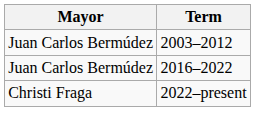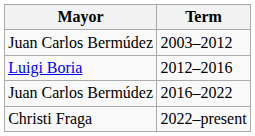+ row: (196, 67)
